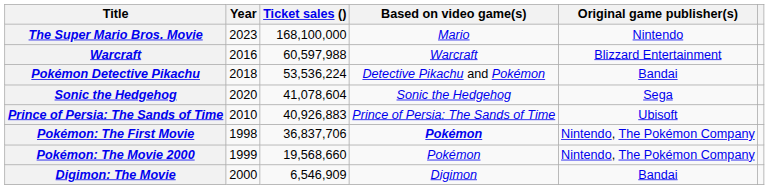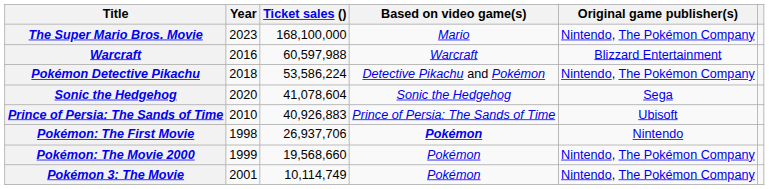(658, 34) Nintendo -> (658, 34) Nintendo, The Pokémon Company
(315, 74) 53,536,224 -> (315, 74) 53,586,224
(658, 74) Bandai -> (658, 74) Nintendo, The Pokémon Company
(315, 134) 36,837,706 -> (315, 134) 26,937,706
(658, 134) Nintendo, The Pokémon Company -> (658, 134) Nintendo
+ row: (116, 174)
- row: (116, 174)
